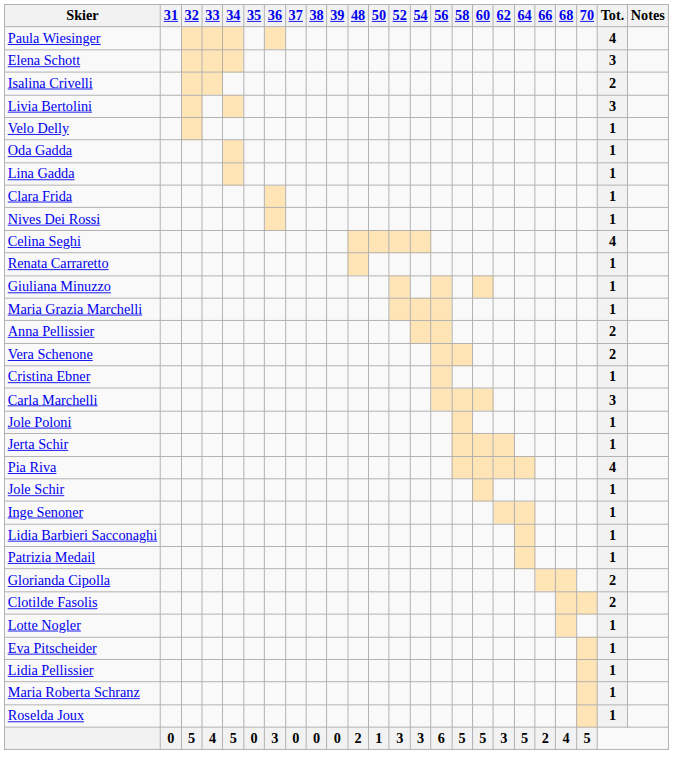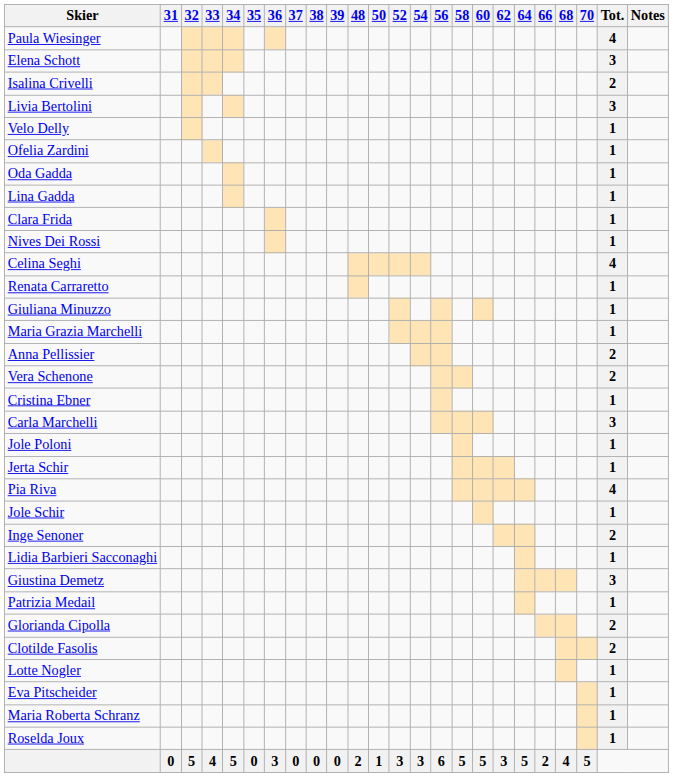+ row: (48, 151)
(612, 512) 1 -> (612, 535) 2
+ row: (56, 580)
- row: (51, 670)
